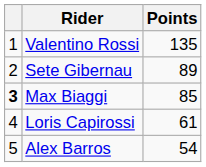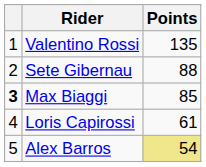(188, 70) 89 -> (188, 70) 88
(188, 149) no background -> (188, 149) khaki background
